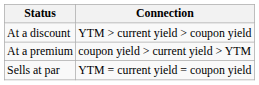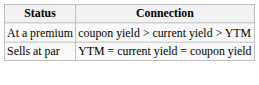- row: (39, 32)
